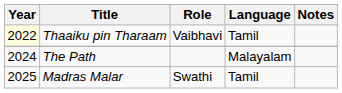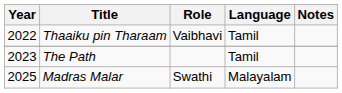(22, 35) lightyellow background -> (22, 35) no background
(22, 56) 2024 -> (22, 56) 2023
(260, 56) Malayalam -> (243, 56) Tamil
(243, 77) Tamil -> (260, 77) Malayalam
